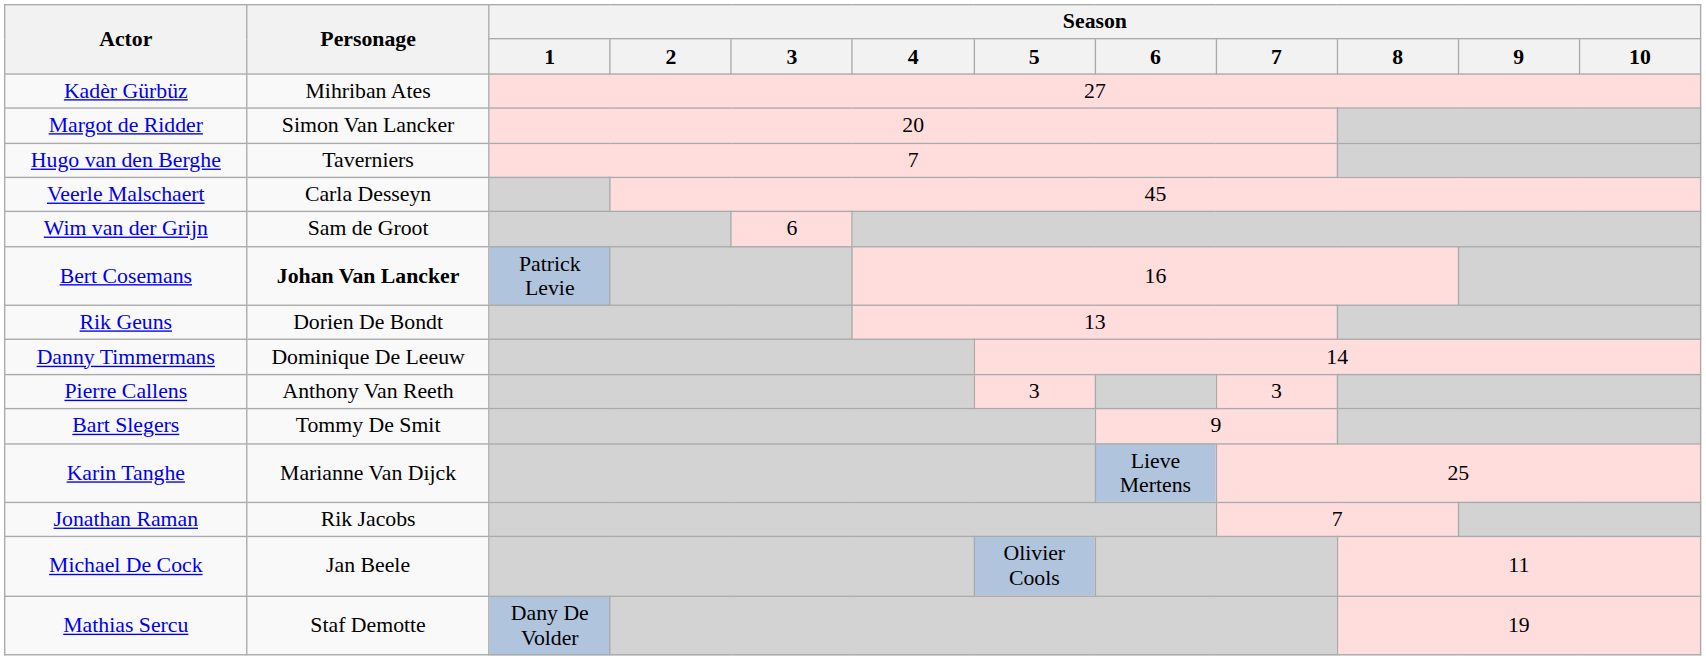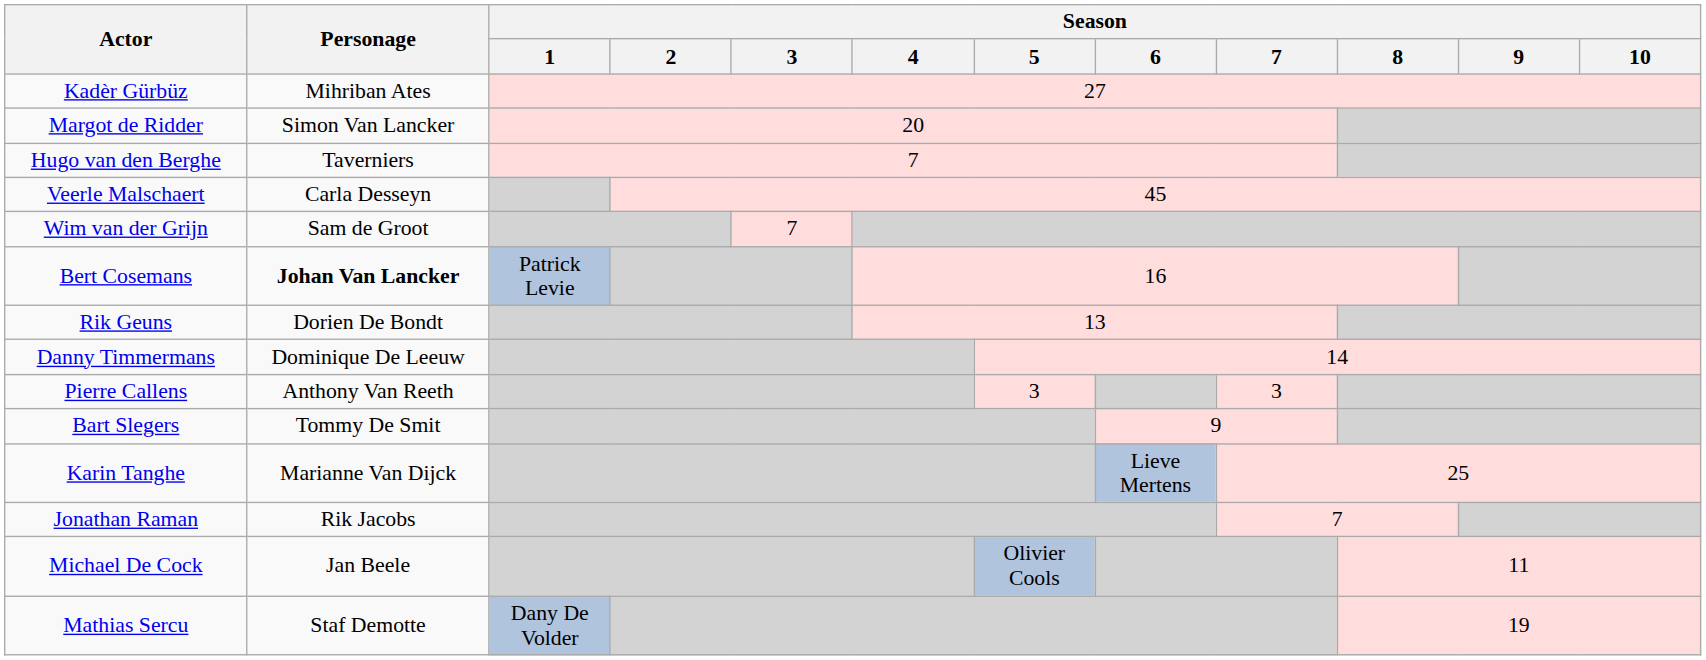(792, 228) 6 -> (792, 228) 7
